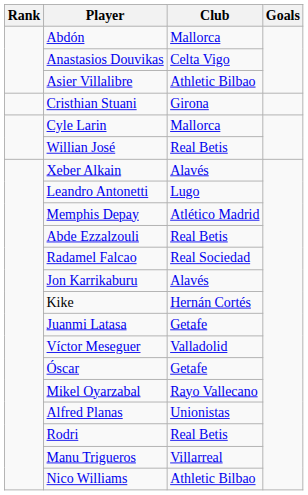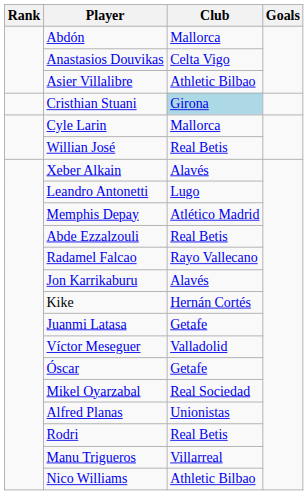(189, 103) no background -> (189, 103) lightblue background
(210, 258) Real Sociedad -> (214, 258) Rayo Vallecano
(214, 390) Rayo Vallecano -> (210, 390) Real Sociedad
